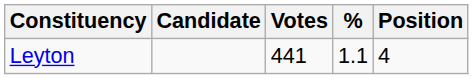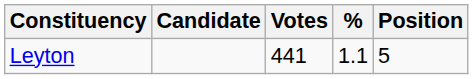(384, 55) 4 -> (384, 55) 5
